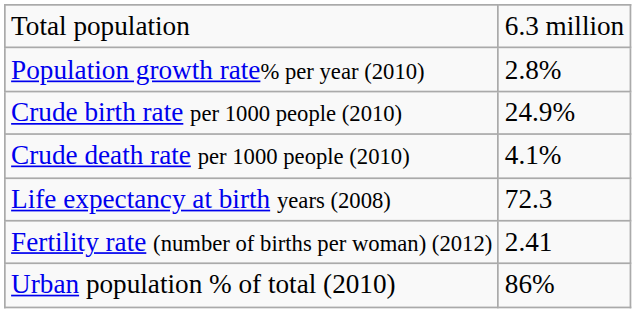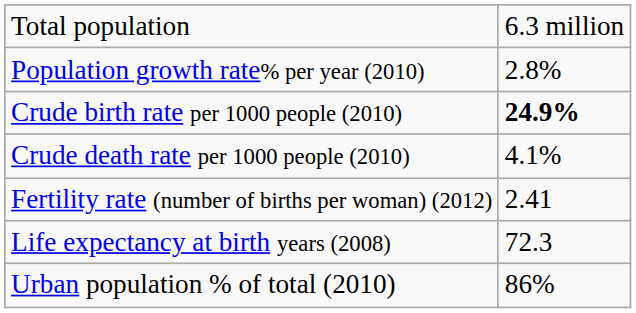(540, 112) normal -> (542, 112) bold
rows swapped: (201, 198) <-> (252, 241)
